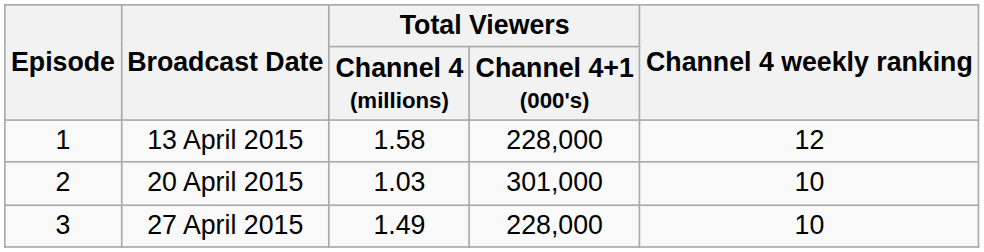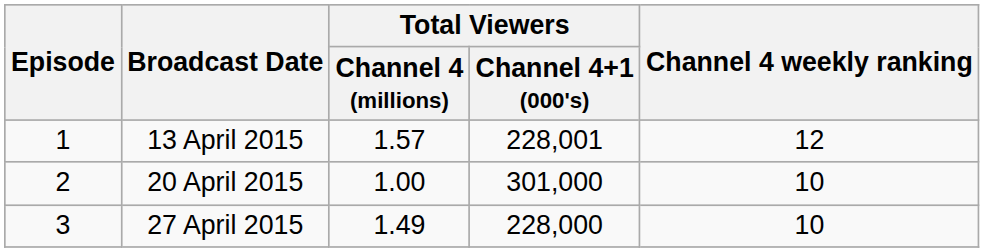(399, 140) 1.58 -> (399, 140) 1.57
(555, 140) 228,000 -> (555, 140) 228,001
(399, 182) 1.03 -> (399, 182) 1.00
